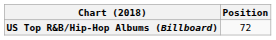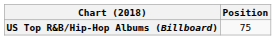(245, 28) 72 -> (245, 28) 75
